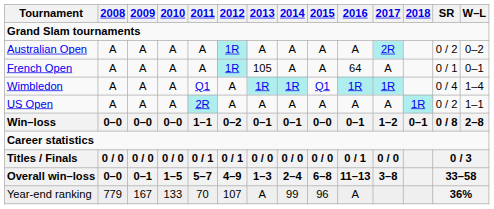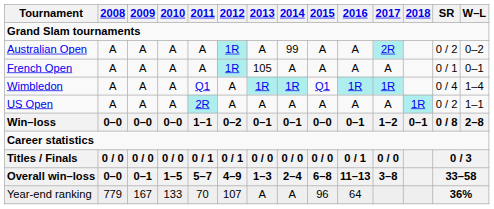(292, 49) A -> (292, 49) 99
(355, 67) 64 -> (355, 67) A
(292, 194) 99 -> (292, 194) A
(355, 194) A -> (355, 194) 64
